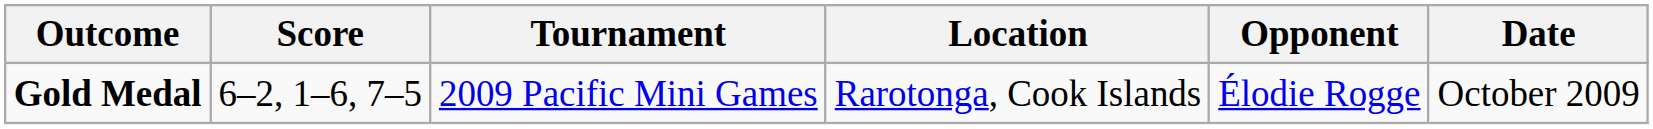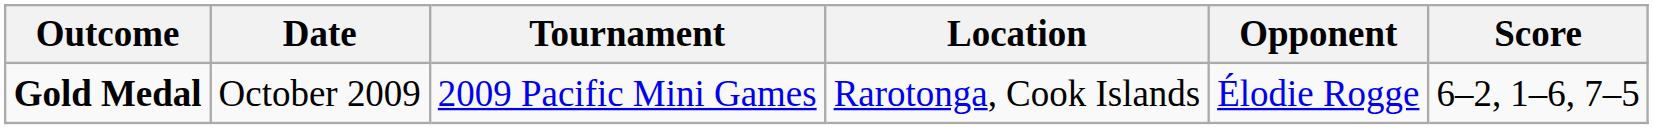columns swapped: (1539, 33) <-> (320, 33)
